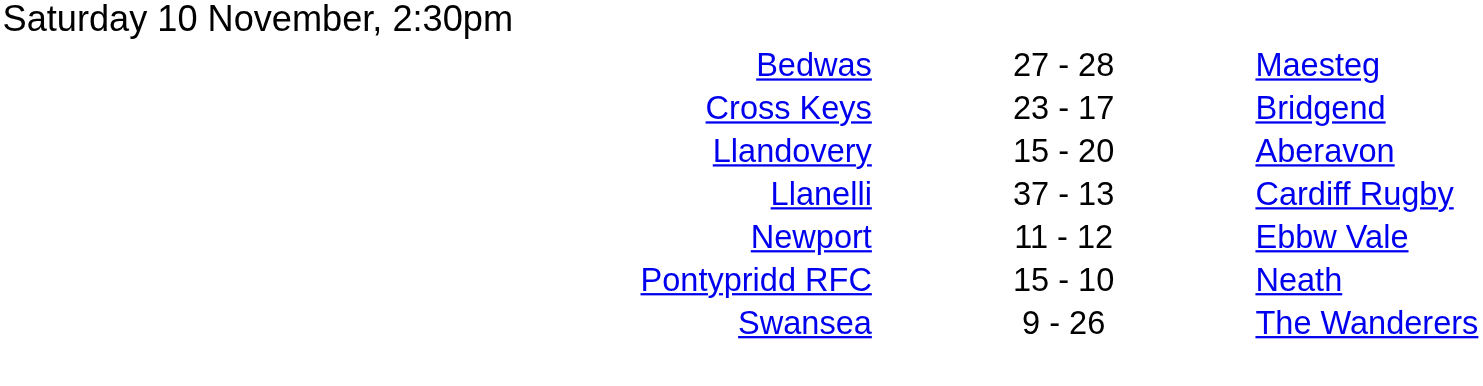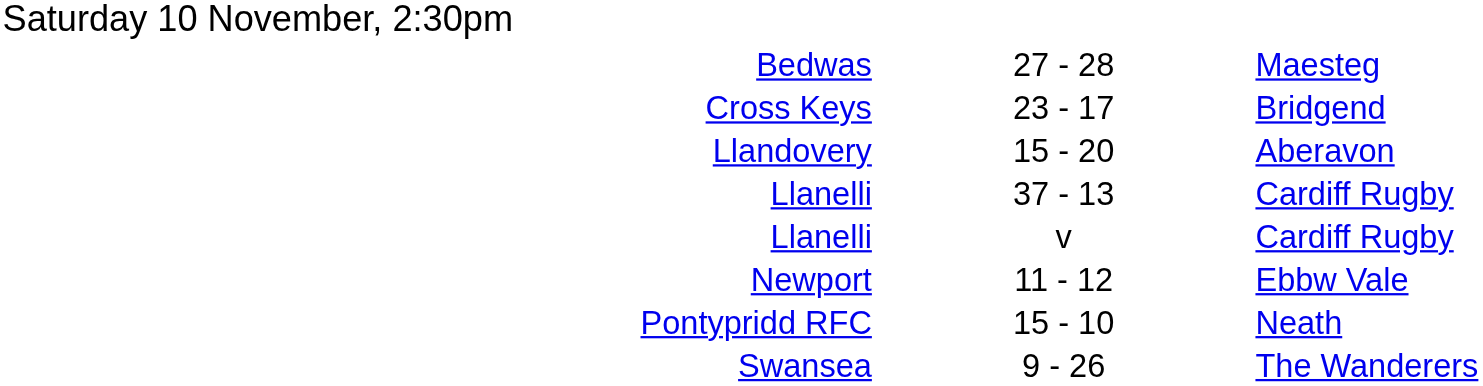+ row: (1064, 237)
